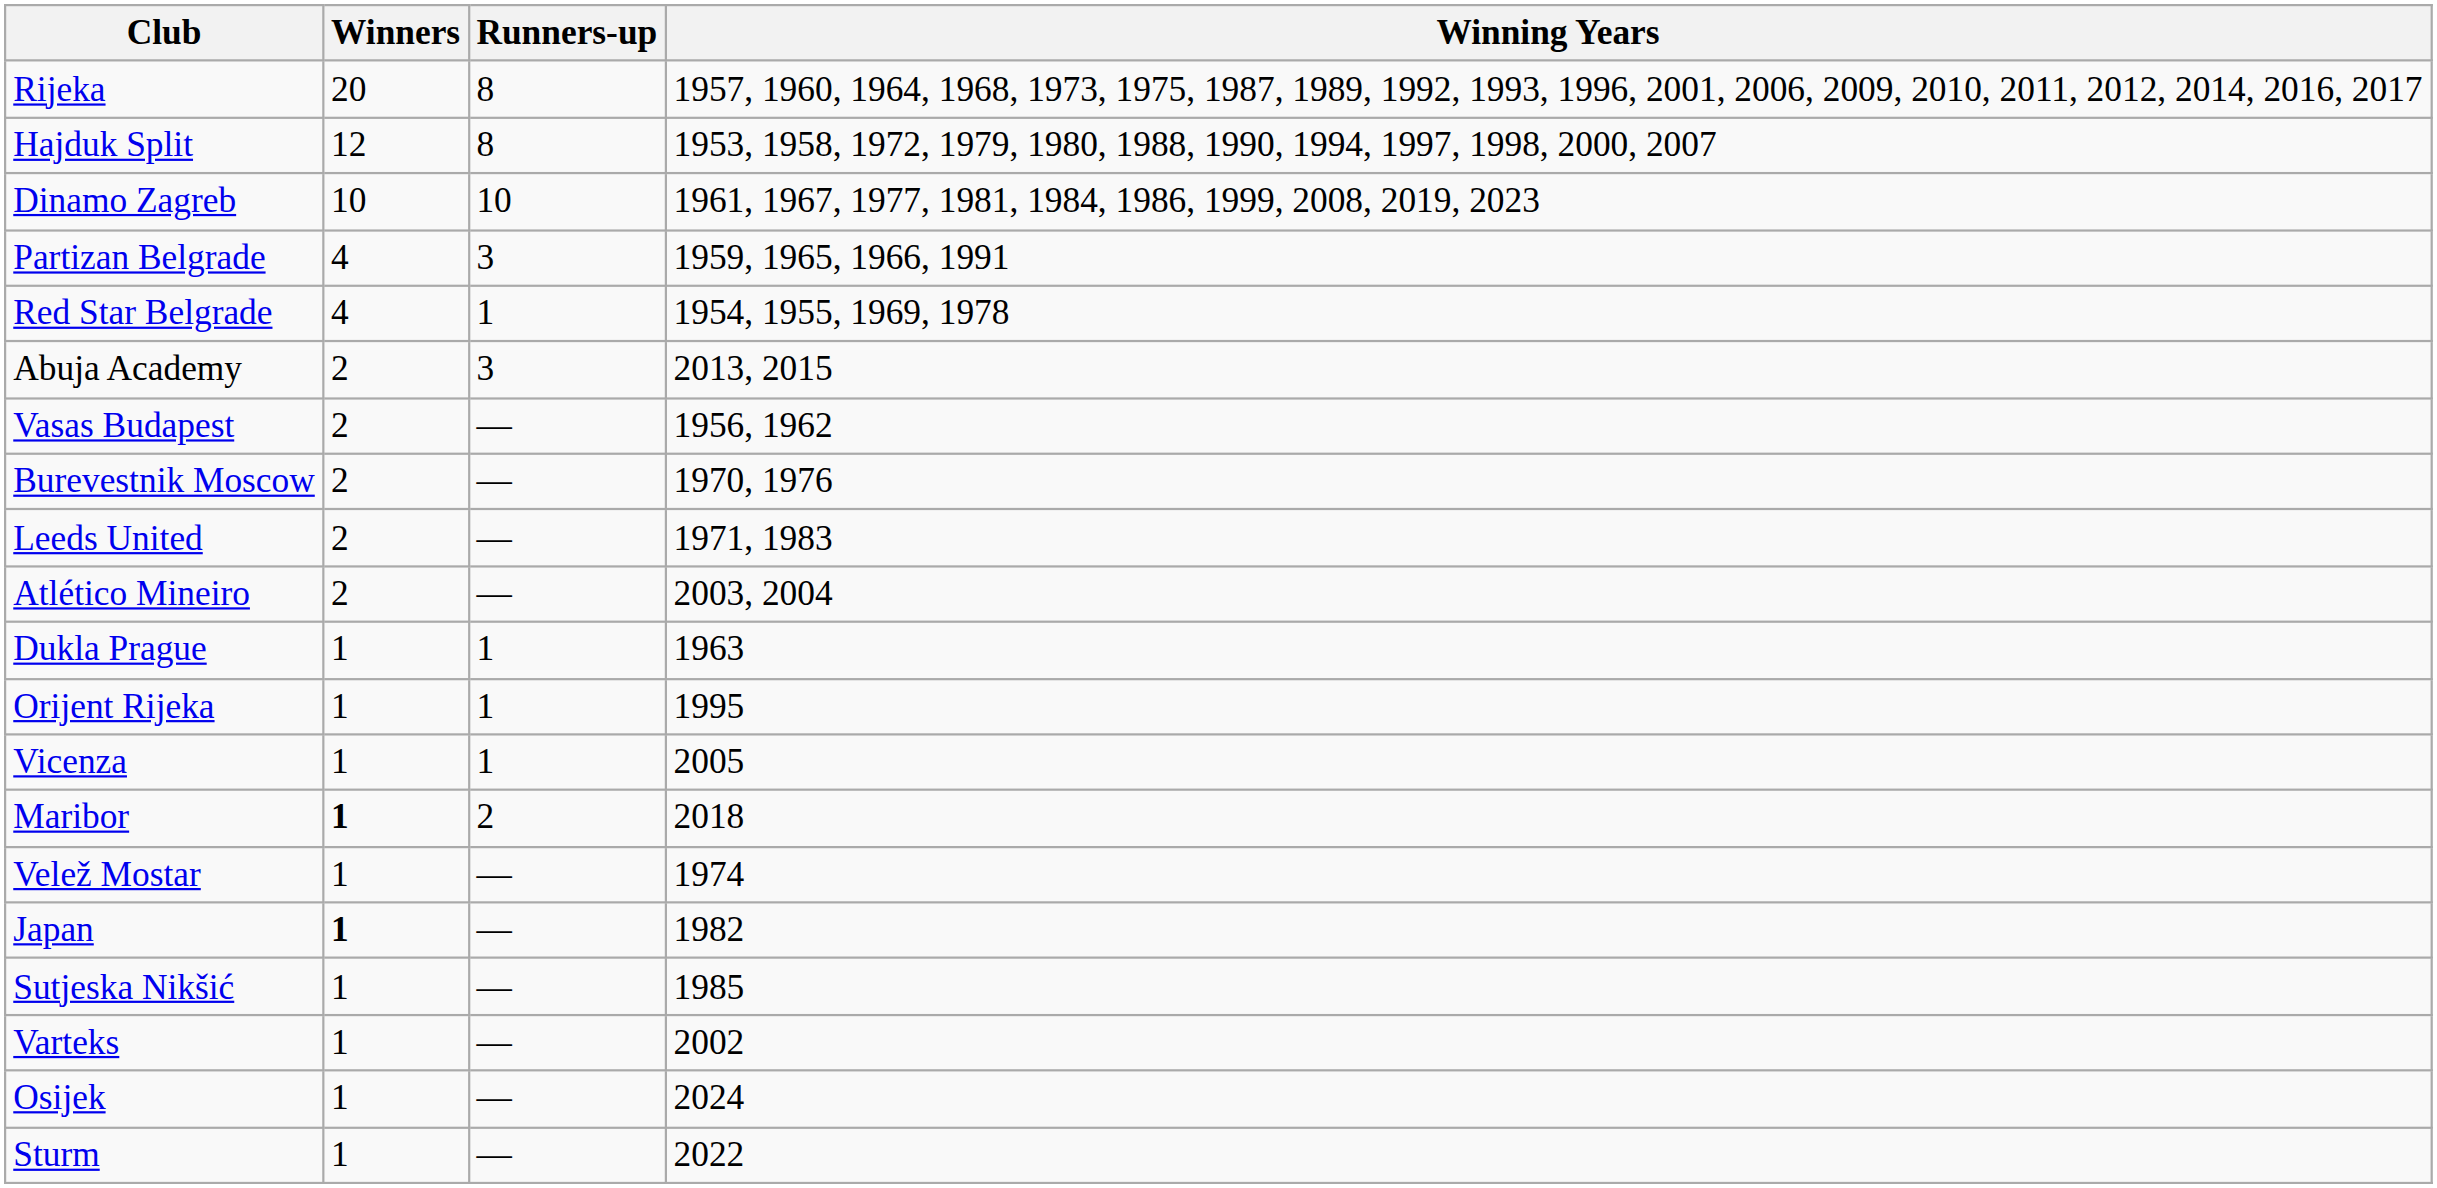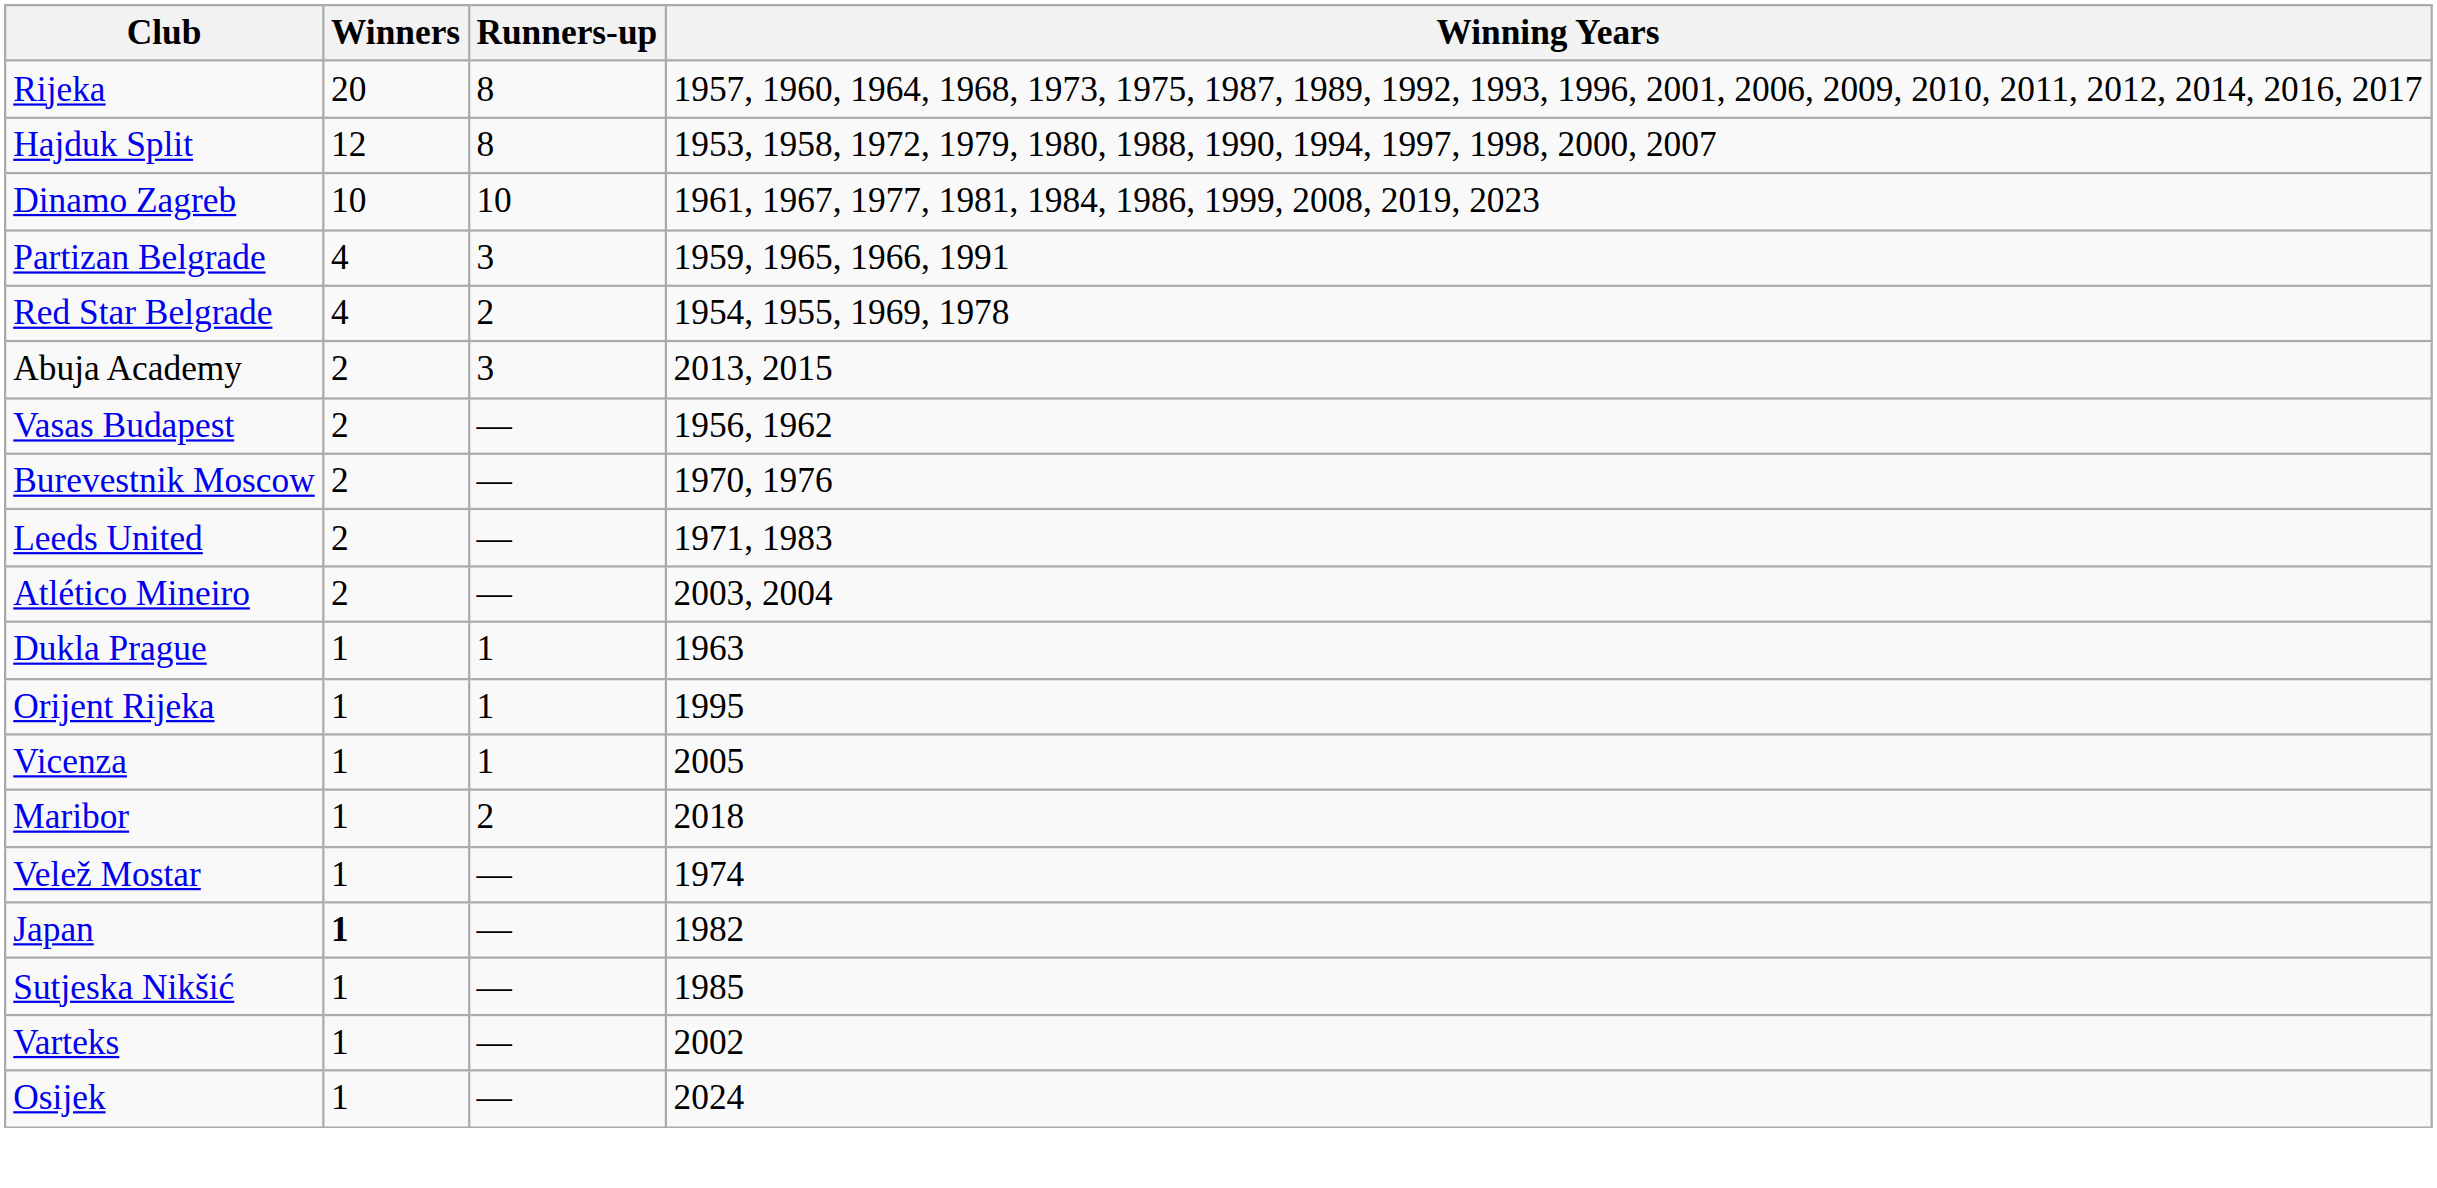(485, 312) 1 -> (485, 312) 2
(340, 817) bold -> (340, 817) normal
- row: (56, 1154)
